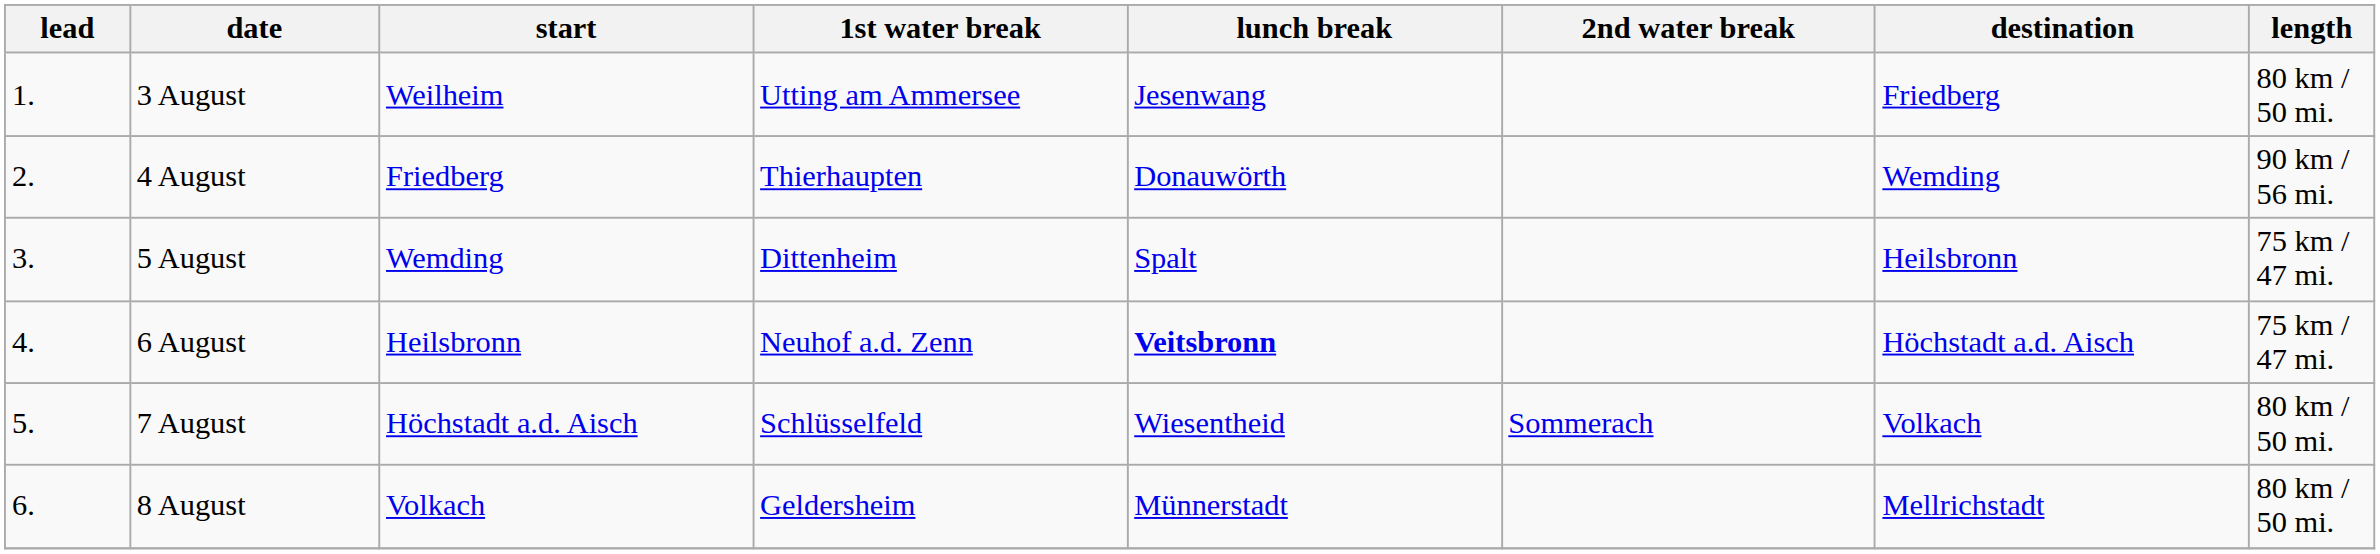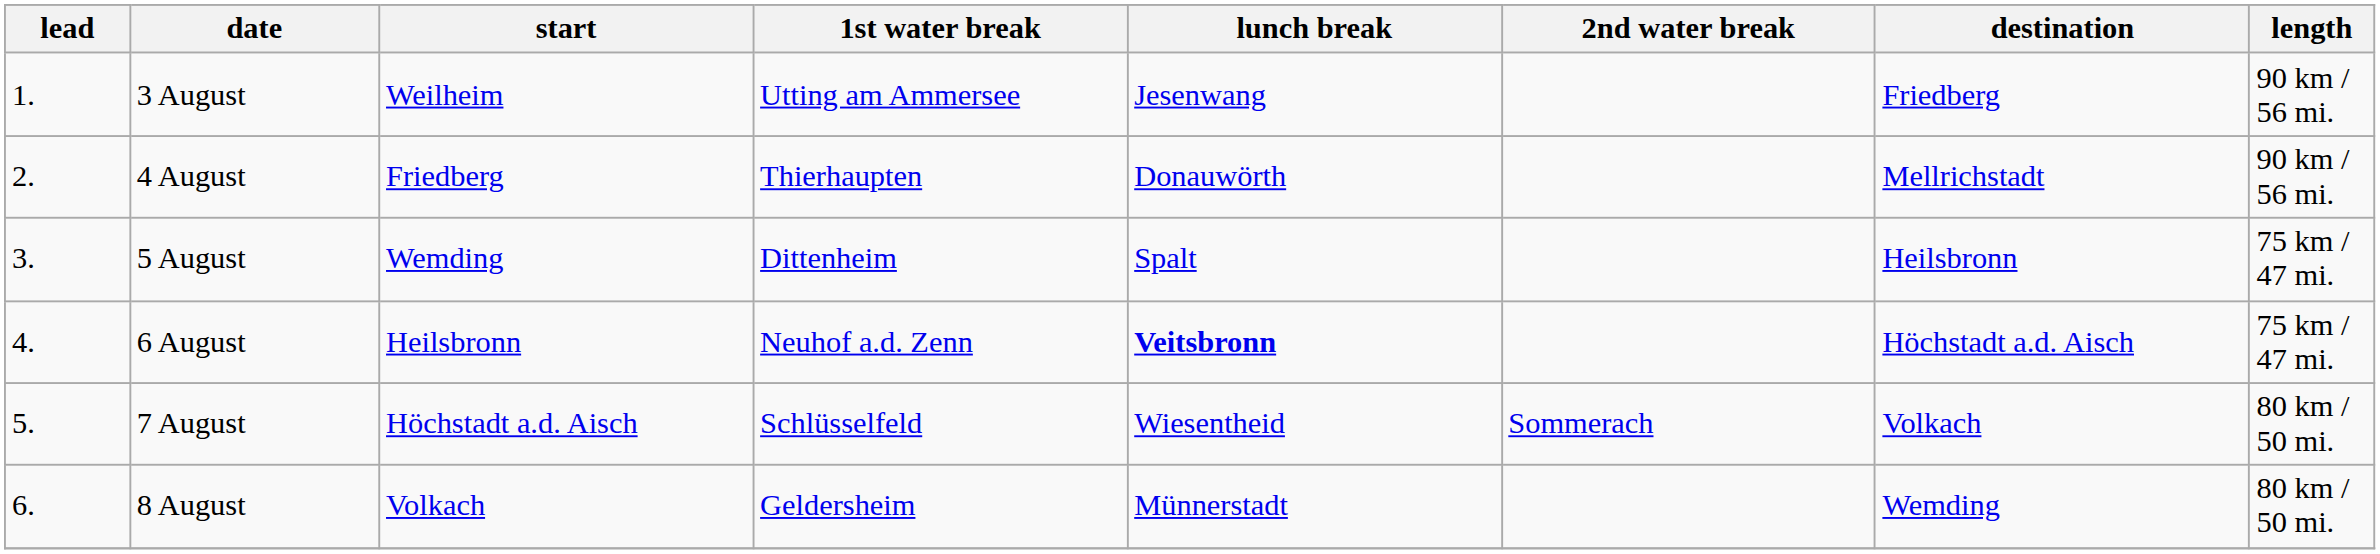(2303, 93) 80 km / 50 mi. -> (2303, 93) 90 km / 56 mi.
(1941, 176) Wemding -> (1963, 176) Mellrichstadt
(1963, 505) Mellrichstadt -> (1941, 505) Wemding
